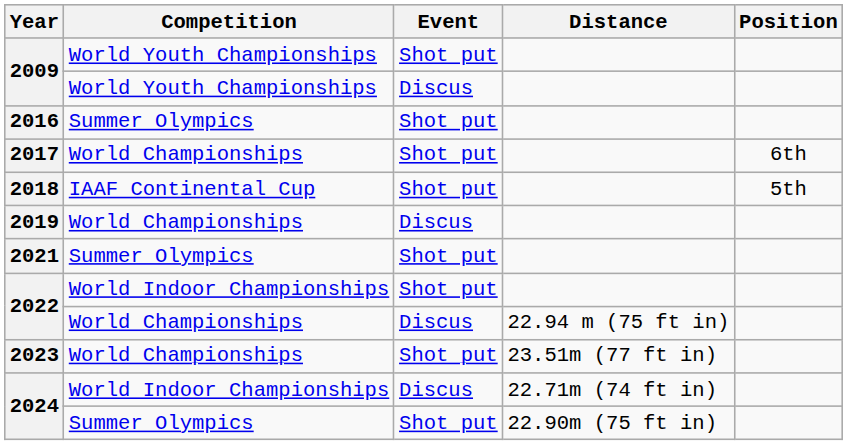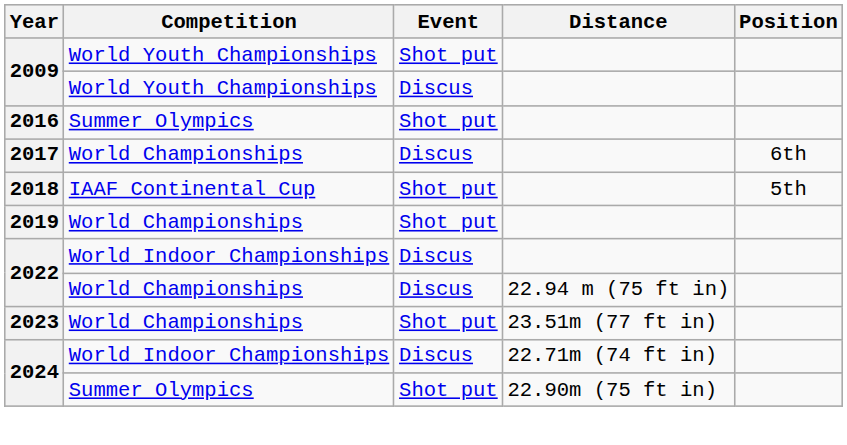(448, 155) Shot put -> (436, 155) Discus
(436, 222) Discus -> (448, 222) Shot put
- row: (34, 256)
(448, 289) Shot put -> (436, 256) Discus
